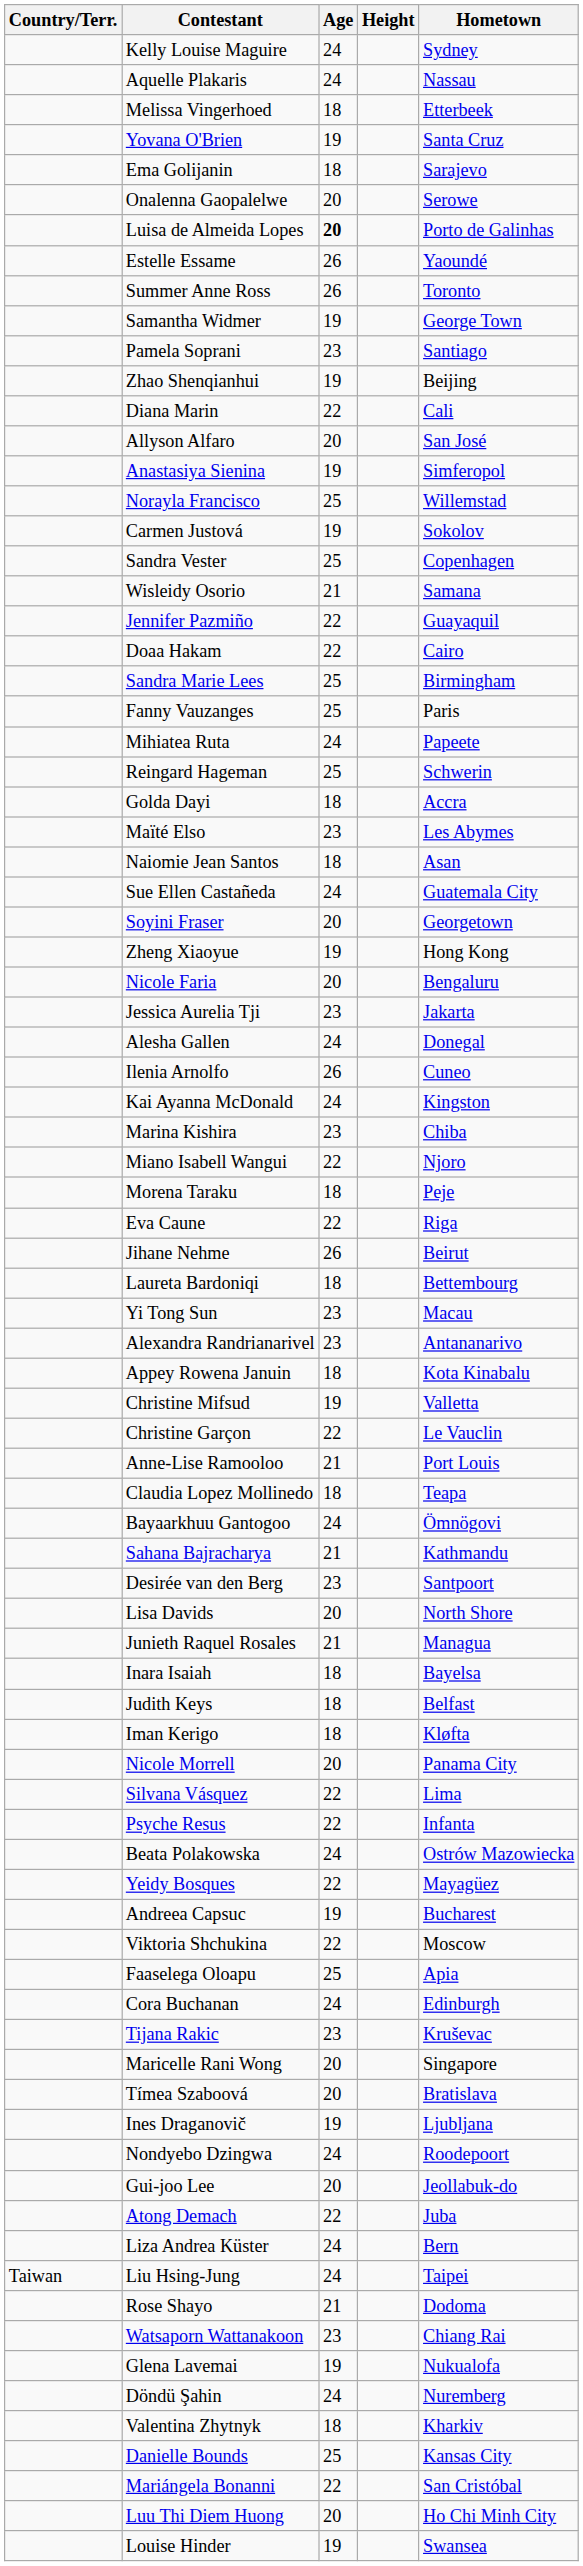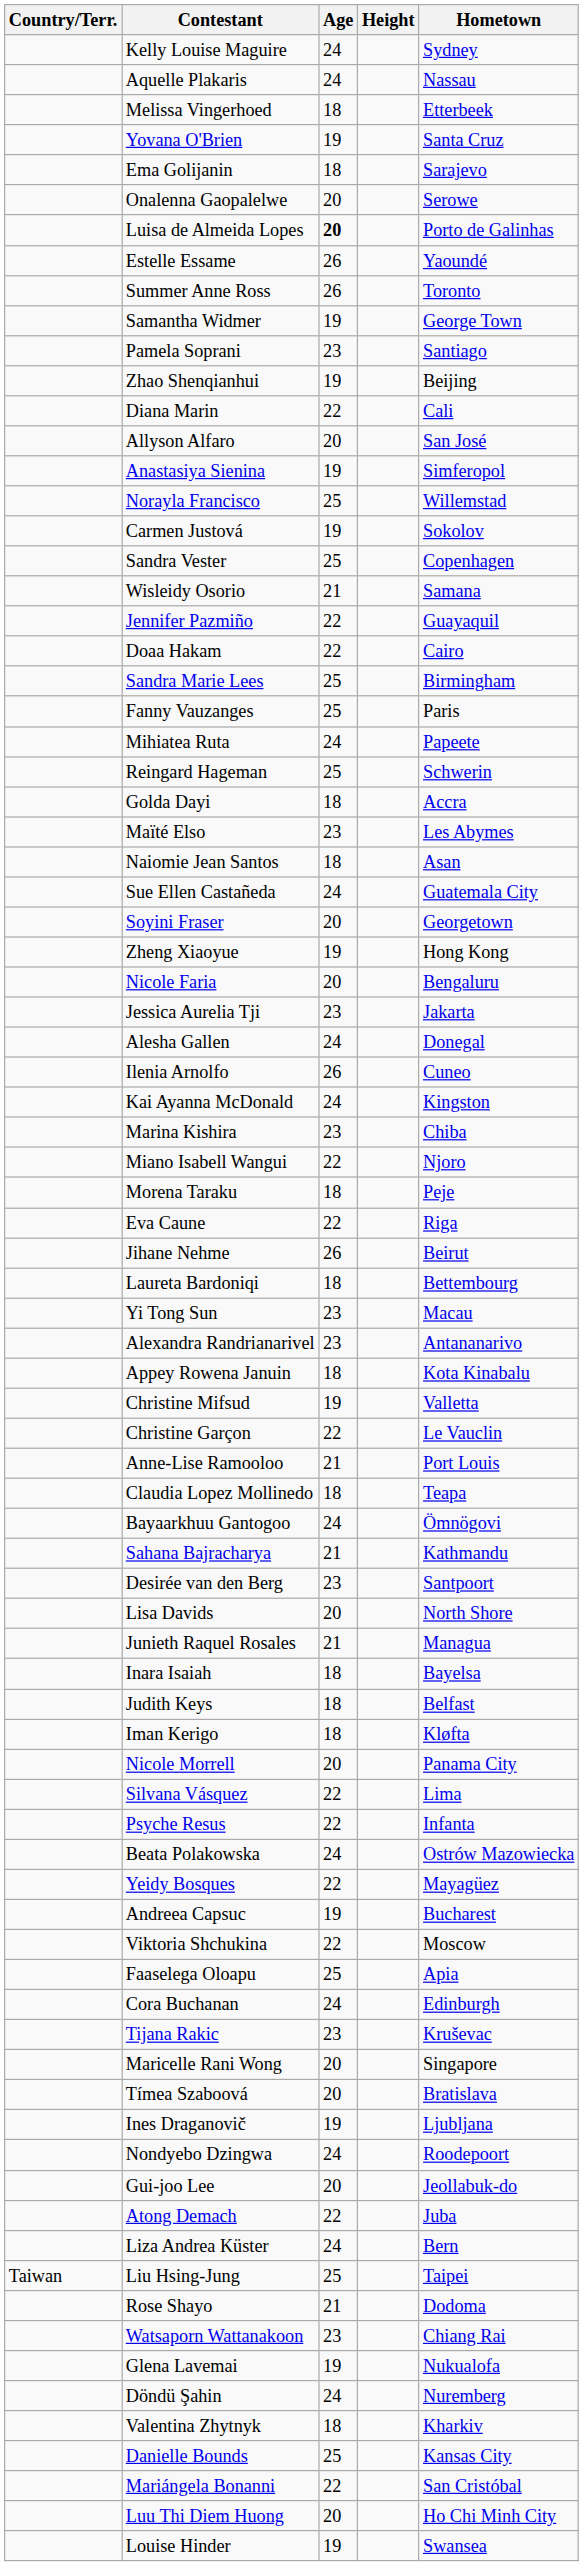(332, 2275) 24 -> (332, 2275) 25
